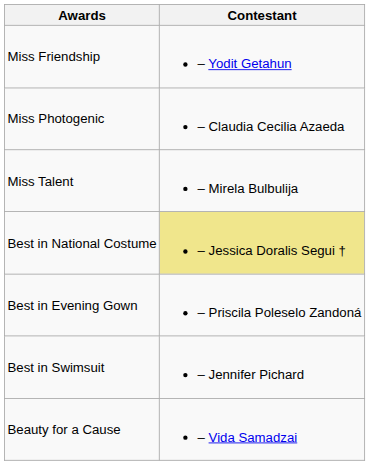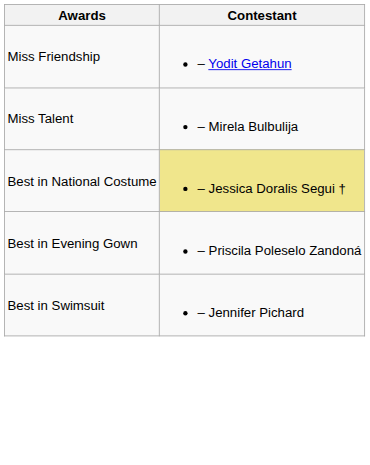- row: (56, 119)
- row: (64, 430)
